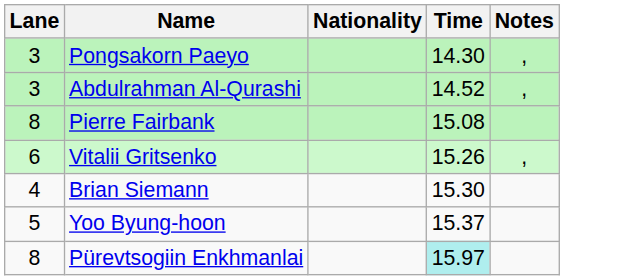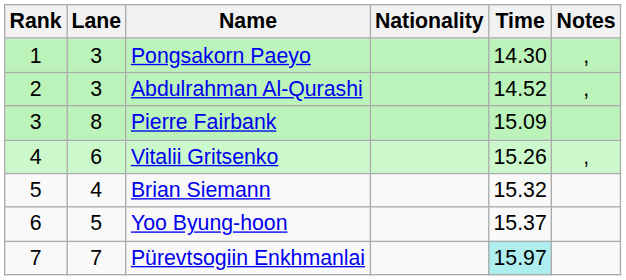+ column: (36, 21)
(458, 122) 15.08 -> (520, 122) 15.09
(458, 190) 15.30 -> (520, 190) 15.32
(34, 257) 8 -> (96, 257) 7
